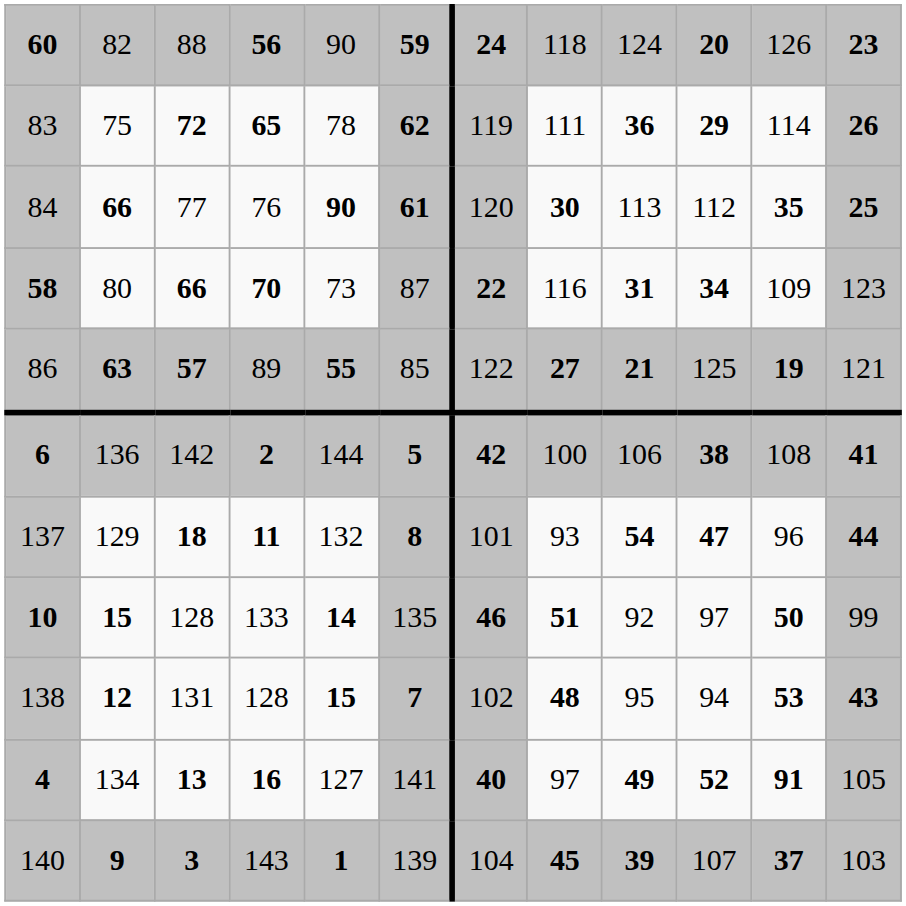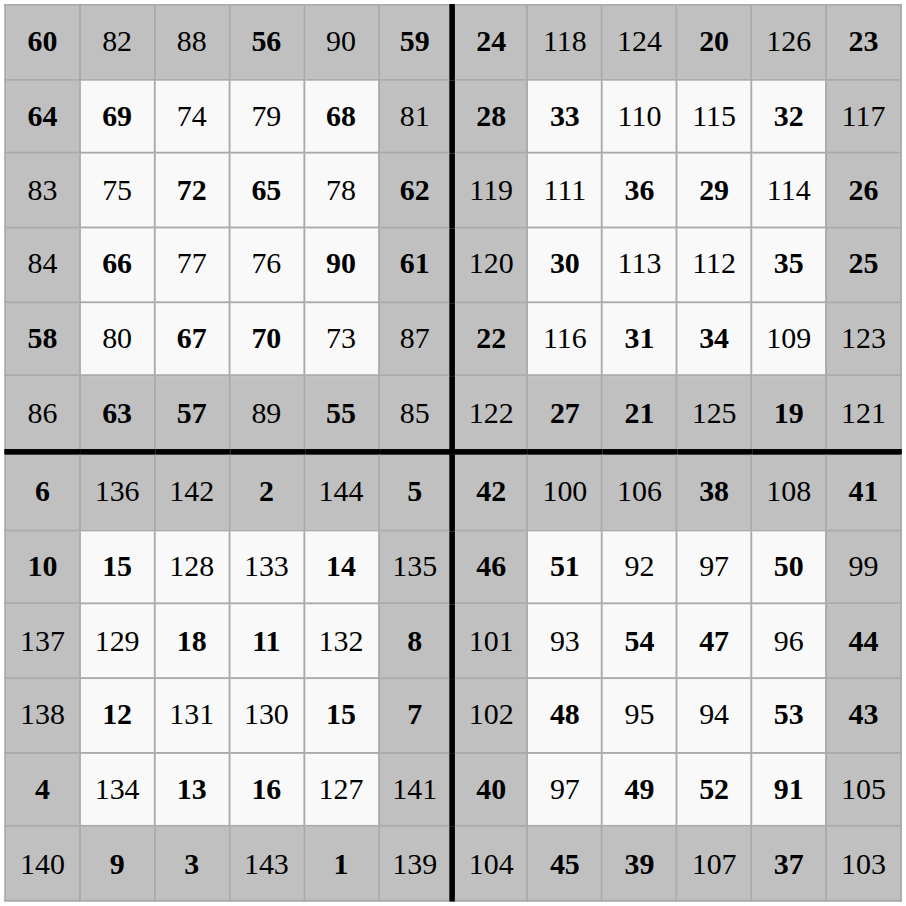+ row: (42, 115)
(192, 287) 66 -> (192, 338) 67
rows swapped: (42, 617) <-> (42, 536)
(266, 698) 128 -> (266, 714) 130
